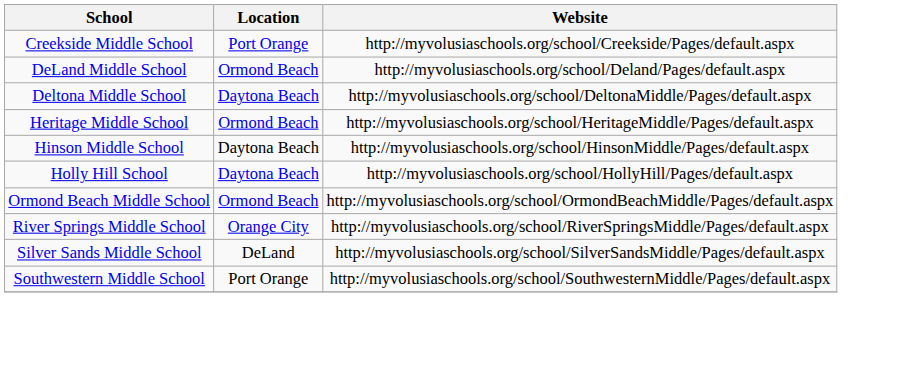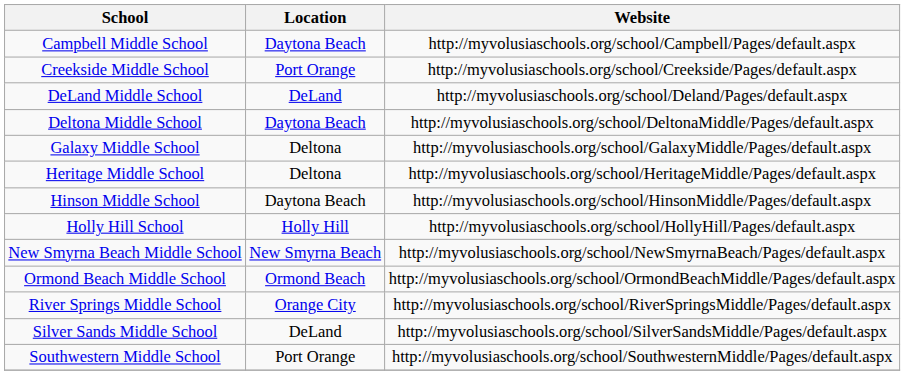+ row: (125, 43)
(268, 69) Ormond Beach -> (315, 95) DeLand
+ row: (125, 148)
(268, 122) Ormond Beach -> (315, 174) Deltona
(268, 174) Daytona Beach -> (315, 226) Holly Hill
+ row: (125, 252)
